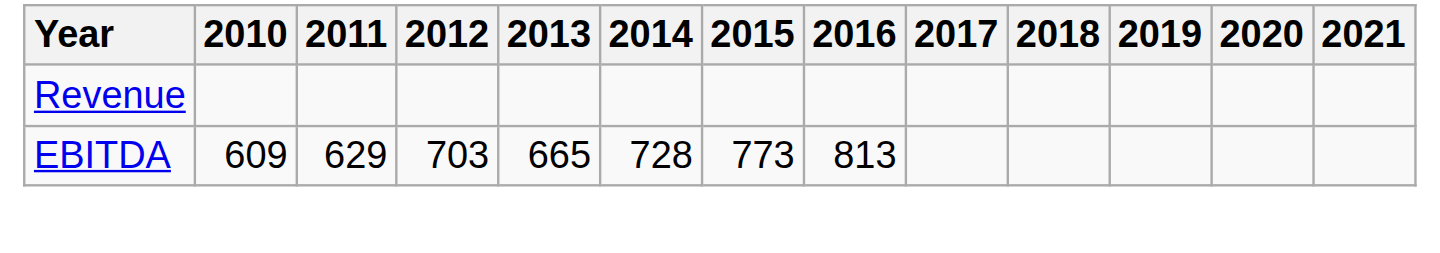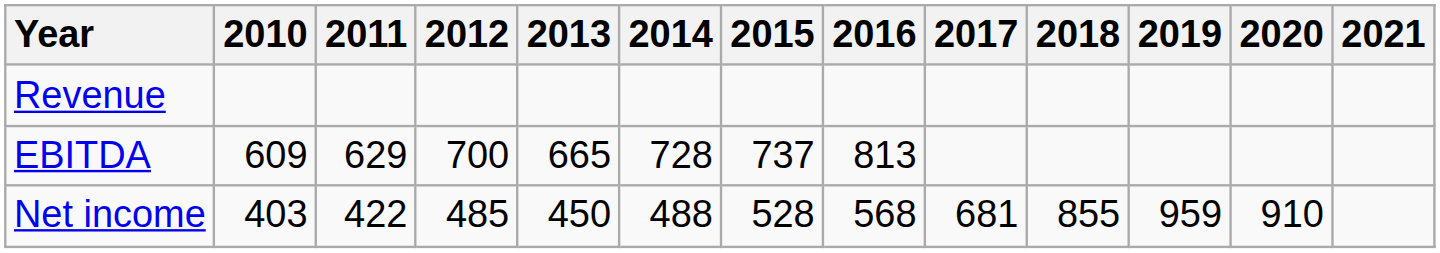(458, 154) 703 -> (478, 154) 700
(763, 154) 773 -> (783, 154) 737
+ row: (110, 214)
